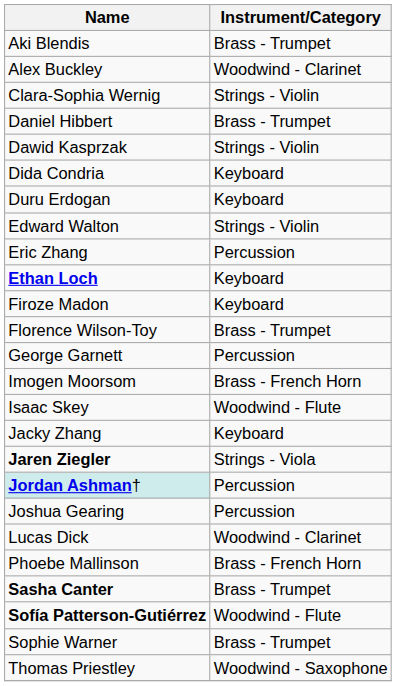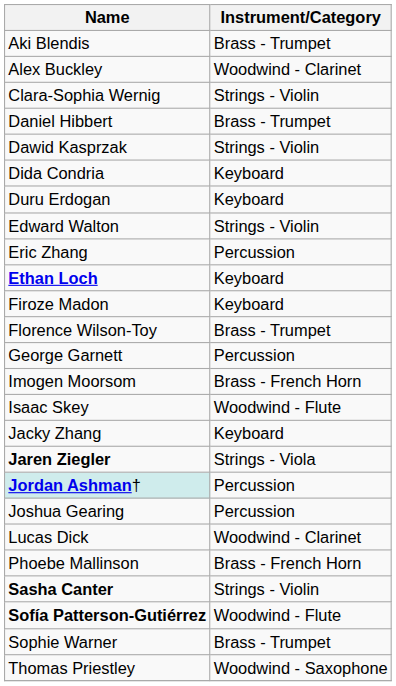(272, 589) Brass - Trumpet -> (266, 589) Strings - Violin
